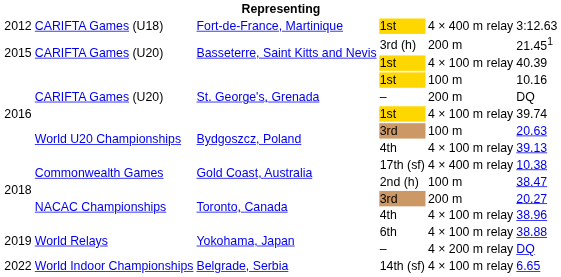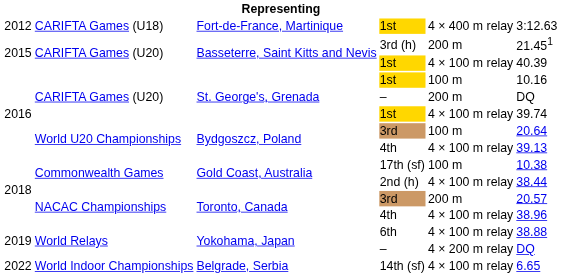(532, 131) 20.63 -> (532, 131) 20.64
(471, 165) 4 × 400 m relay -> (445, 165) 100 m
(445, 182) 100 m -> (471, 182) 4 × 100 m relay
(532, 182) 38.47 -> (532, 182) 38.44
(532, 199) 20.27 -> (532, 199) 20.57
